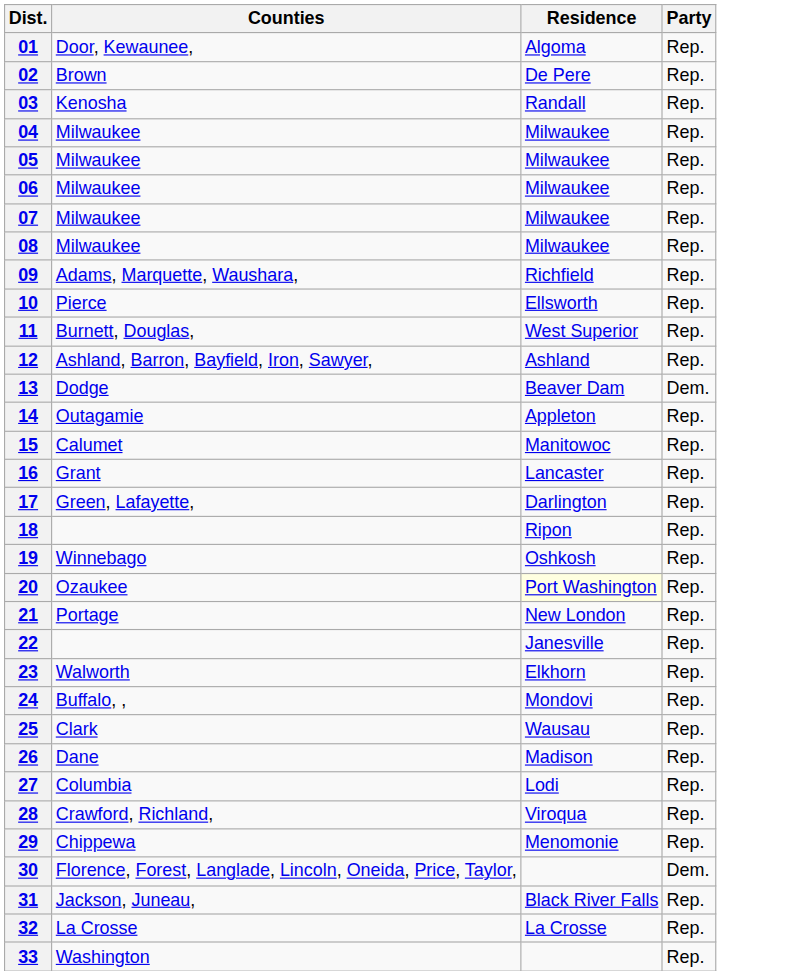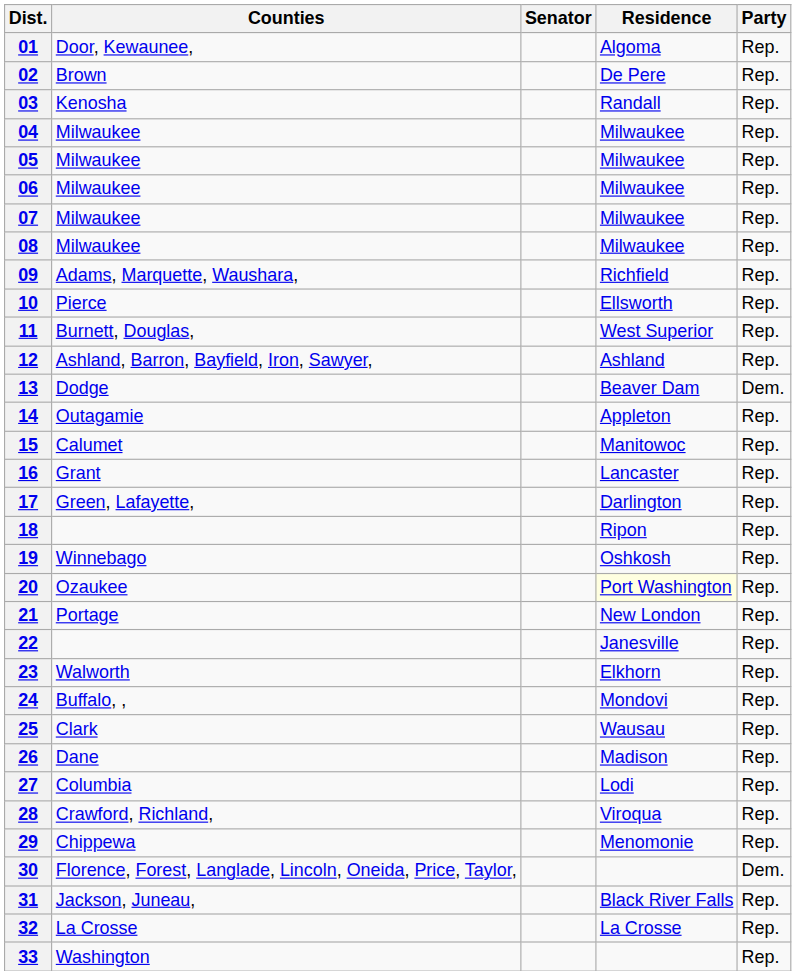+ column: (558, 18)
